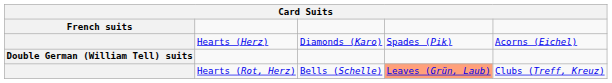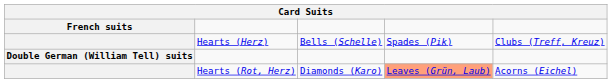(341, 41) Diamonds (Karo) -> (341, 41) Bells (Schelle)
(536, 41) Acorns (Eichel) -> (550, 41) Clubs (Treff, Kreuz)
(341, 71) Bells (Schelle) -> (341, 71) Diamonds (Karo)
(550, 71) Clubs (Treff, Kreuz) -> (536, 71) Acorns (Eichel)
